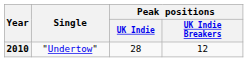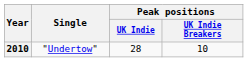(203, 49) 12 -> (203, 49) 10
